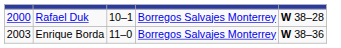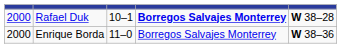(207, 17) normal -> (212, 17) bold
(19, 34) 2003 -> (19, 34) 2000
